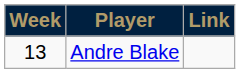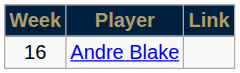(35, 52) 13 -> (35, 52) 16
